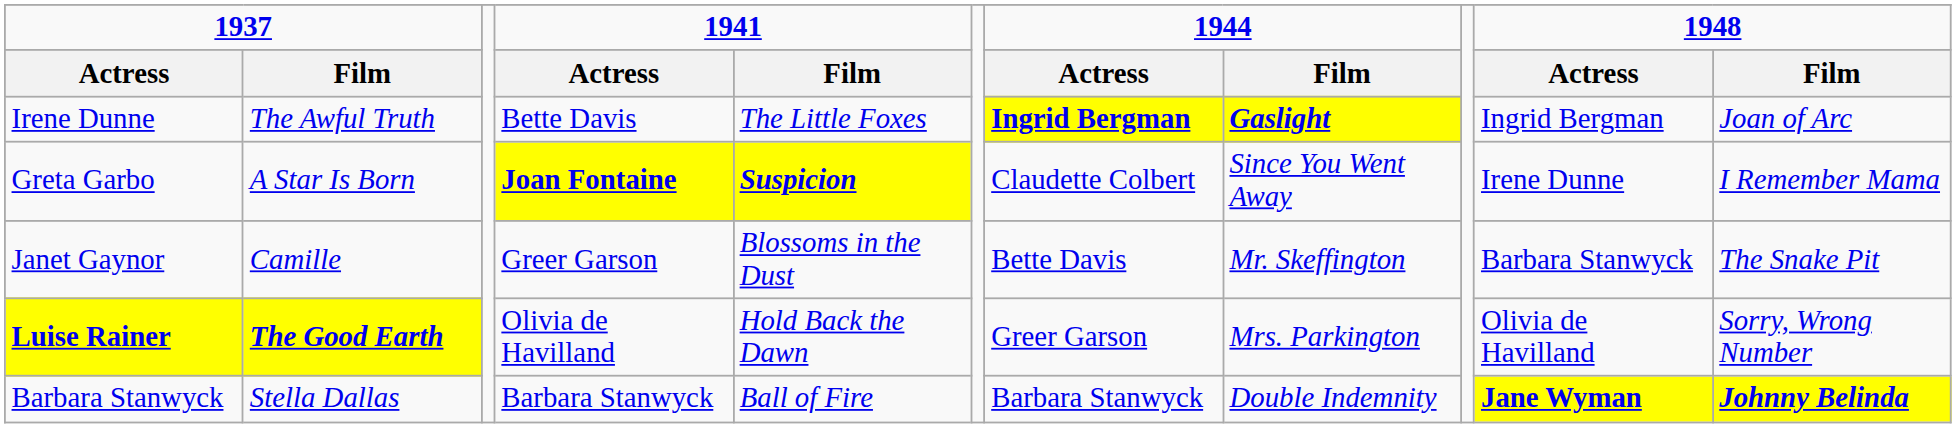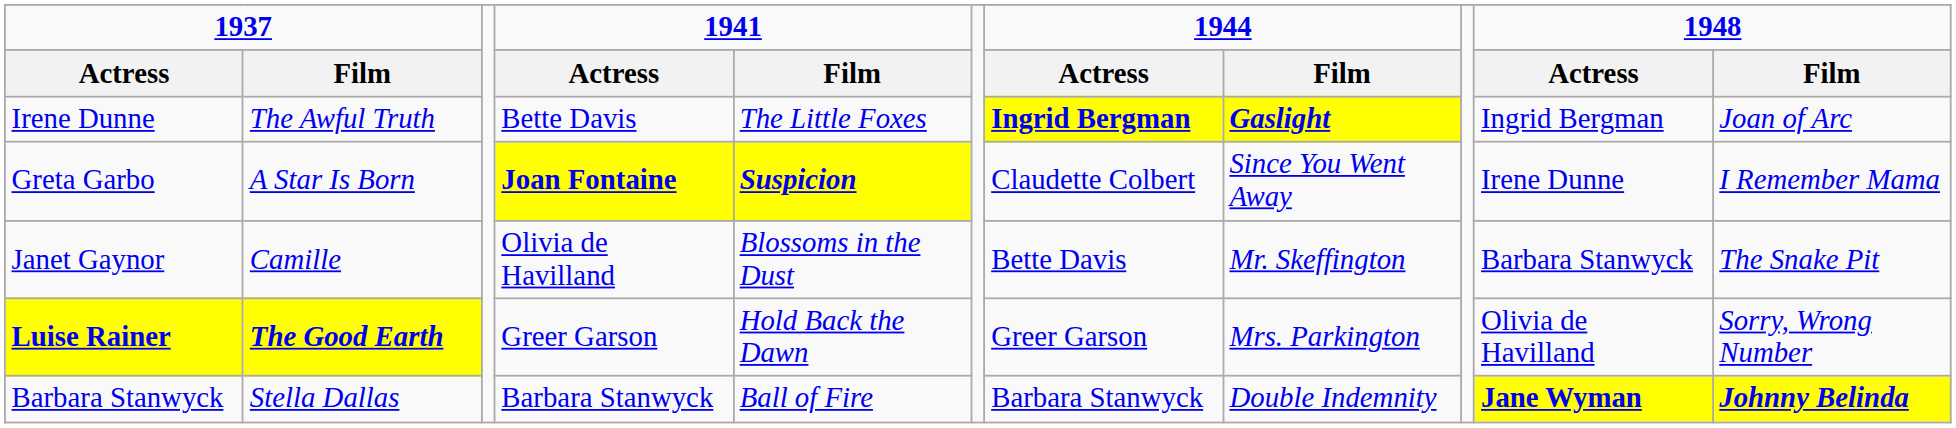(579, 258) Greer Garson -> (558, 258) Olivia de Havilland
(558, 336) Olivia de Havilland -> (579, 336) Greer Garson
